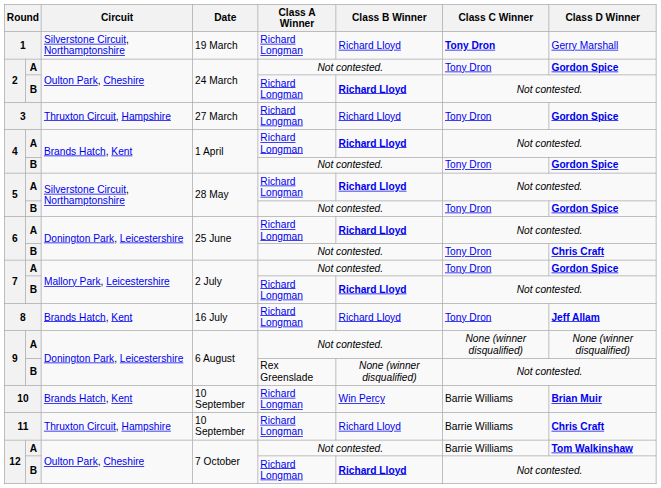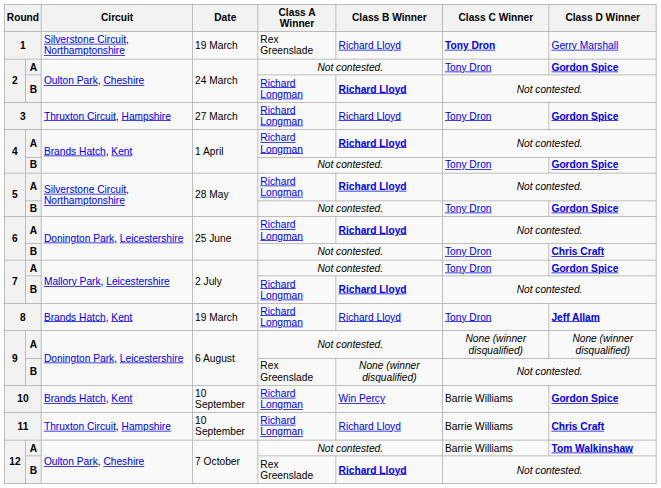(282, 45) Richard Longman -> (287, 45) Rex Greenslade
(211, 317) 16 July -> (216, 317) 19 March
(577, 399) Brian Muir -> (585, 399) Gordon Spice
(282, 469) Richard Longman -> (287, 469) Rex Greenslade
